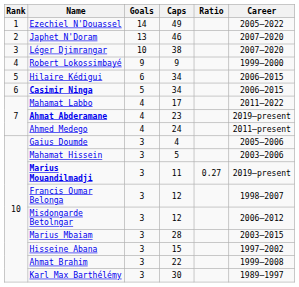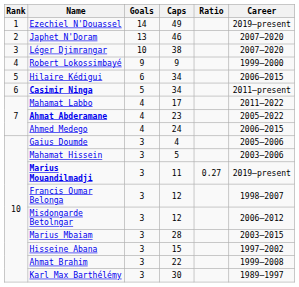(262, 24) 2005–2022 -> (262, 24) 2019–present
(262, 90) 2006–2015 -> (262, 90) 2011–present
(262, 116) 2019–present -> (262, 116) 2005–2022
(262, 129) 2011–present -> (262, 129) 2006–2015
